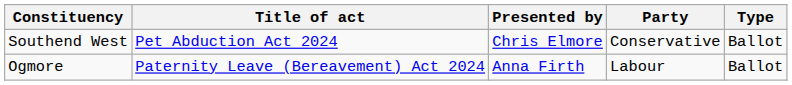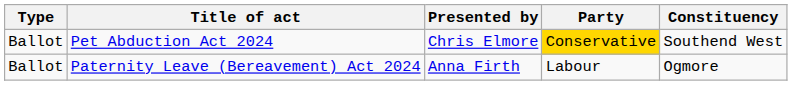columns swapped: (756, 17) <-> (68, 17)
(665, 42) no background -> (601, 42) gold background
